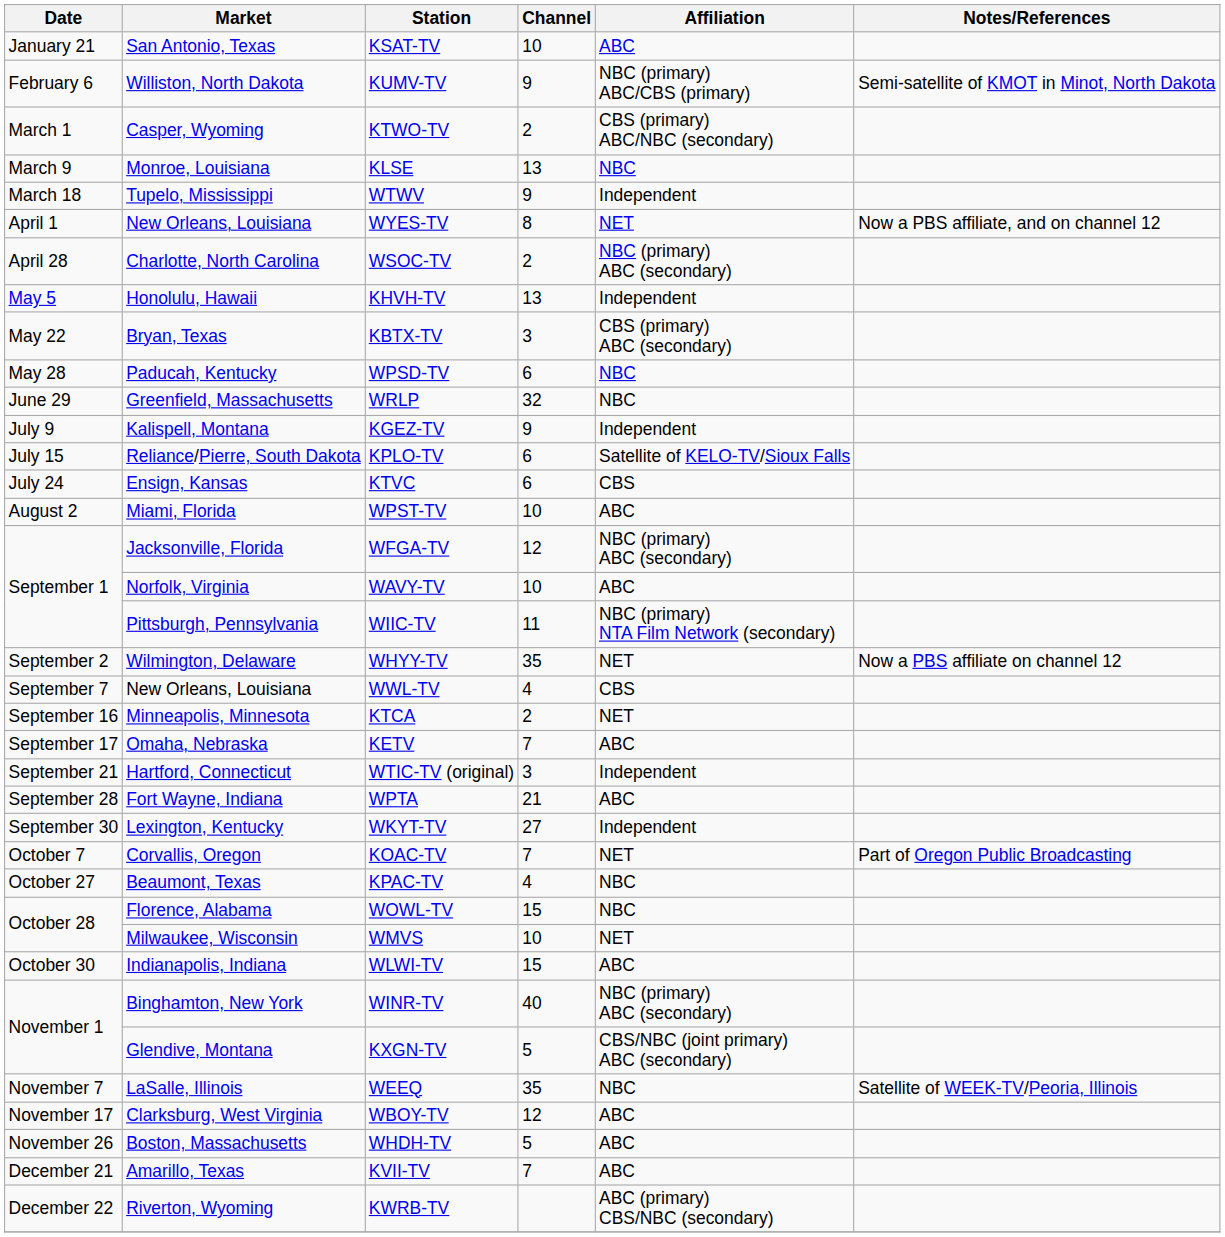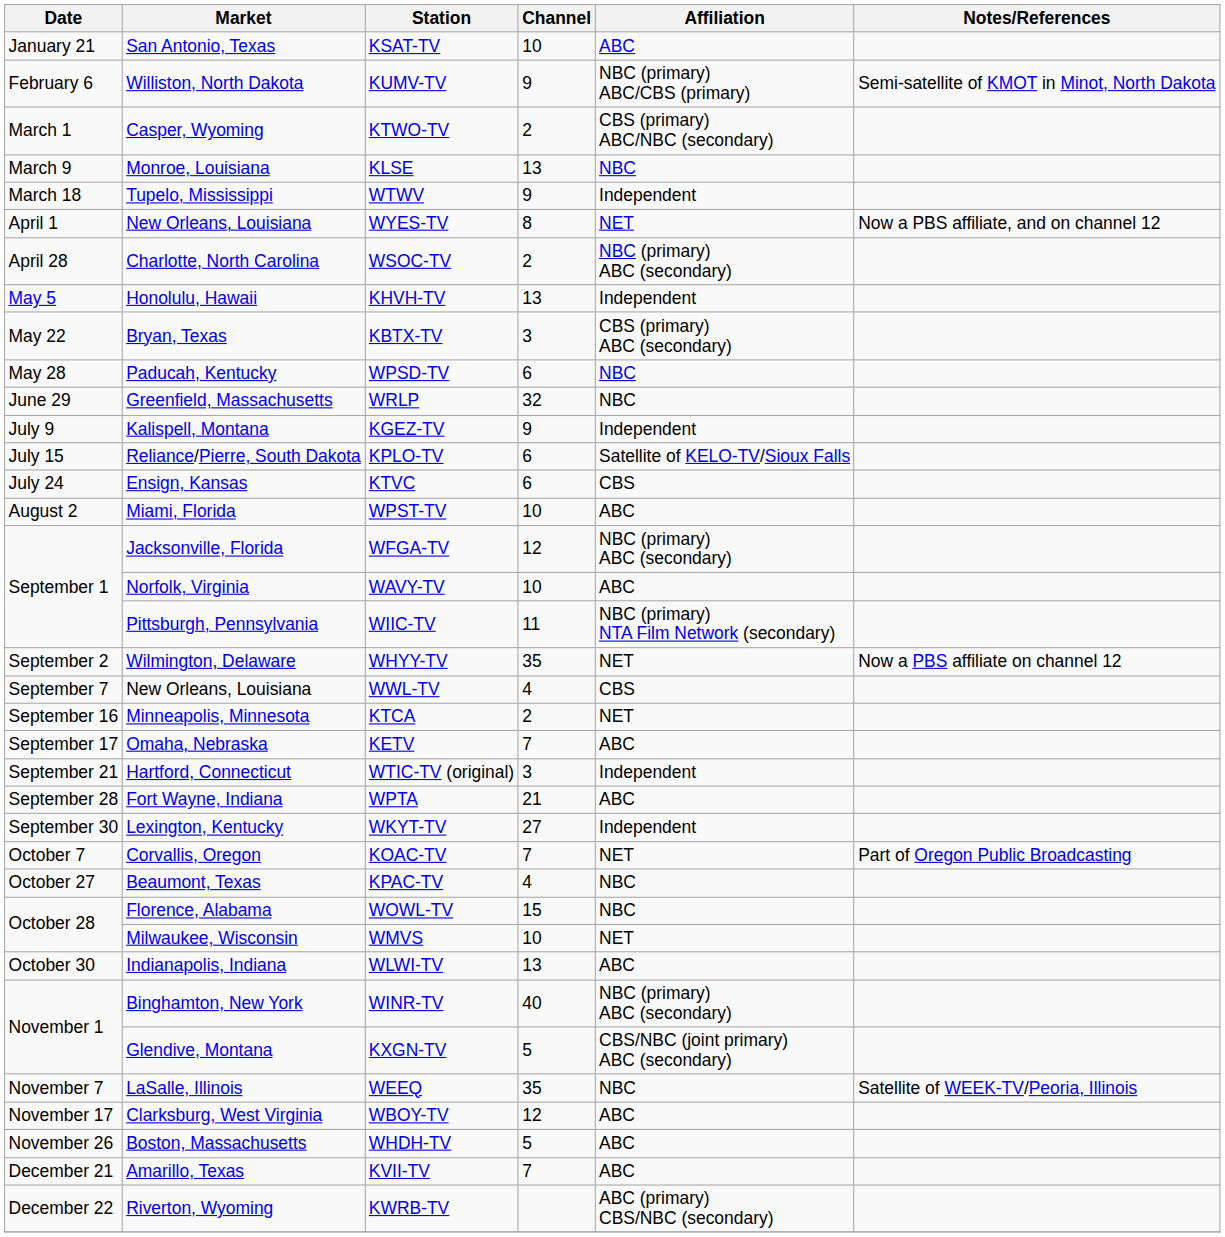(532, 965) 15 -> (532, 965) 13
